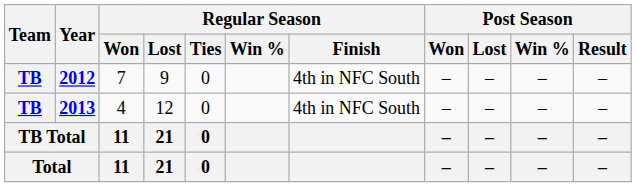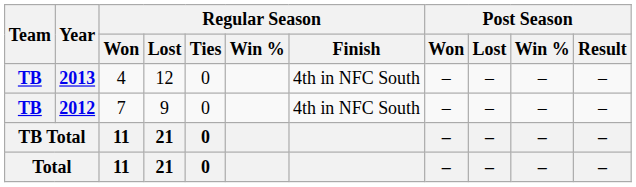rows swapped: (77, 78) <-> (77, 108)
